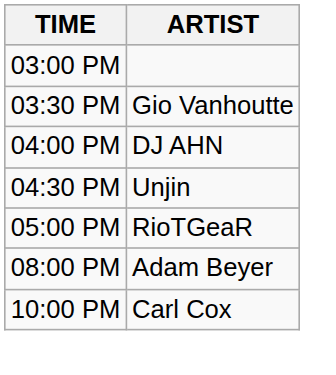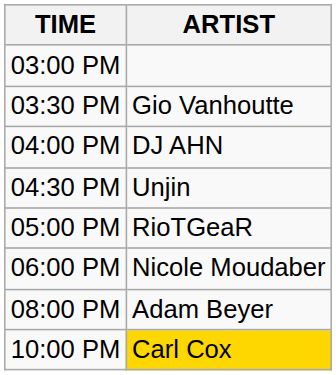+ row: (65, 268)
(182, 308) no background -> (182, 349) gold background
